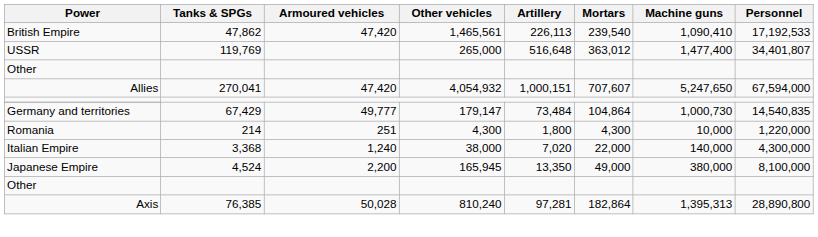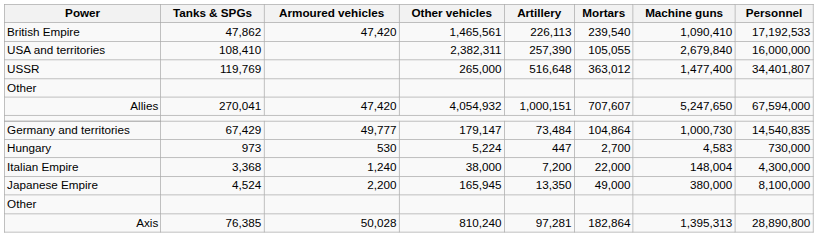+ row: (56, 50)
+ row: (29, 148)
- row: (30, 130)
(557, 148) 7,020 -> (557, 167) 7,200
(711, 148) 140,000 -> (711, 167) 148,004
